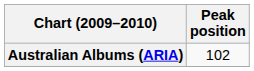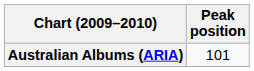(218, 54) 102 -> (218, 54) 101
